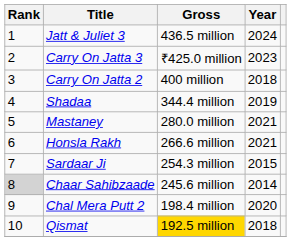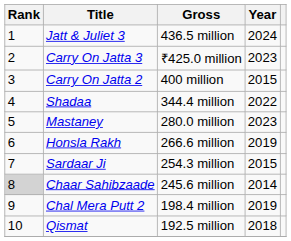(262, 80) 2018 -> (262, 80) 2015
(262, 101) 2019 -> (262, 101) 2022
(262, 122) 2021 -> (262, 122) 2023
(262, 143) 2021 -> (262, 143) 2019
(262, 205) 2020 -> (262, 205) 2019
(198, 226) gold background -> (198, 226) no background
